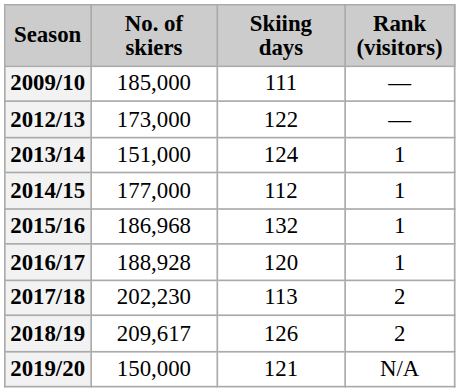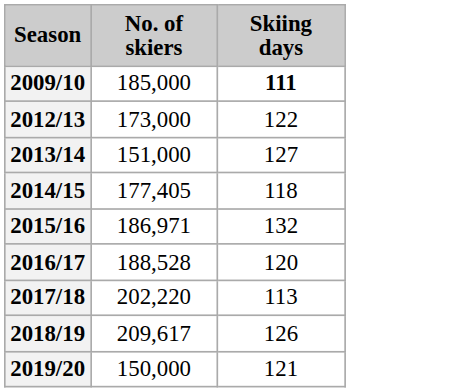- column: (400, 35)
(281, 83) normal -> (281, 83) bold
(281, 154) 124 -> (281, 154) 127
(154, 190) 177,000 -> (154, 190) 177,405
(281, 190) 112 -> (281, 190) 118
(154, 226) 186,968 -> (154, 226) 186,971
(154, 261) 188,928 -> (154, 261) 188,528
(154, 297) 202,230 -> (154, 297) 202,220
